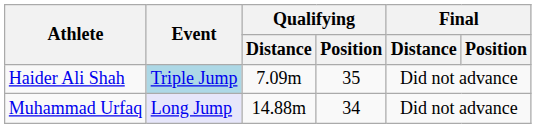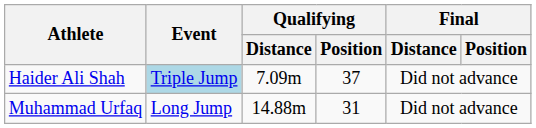(351, 79) 35 -> (351, 79) 37
(191, 108) lavender background -> (191, 108) no background
(351, 108) 34 -> (351, 108) 31
